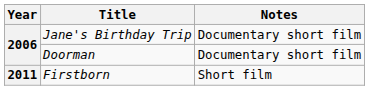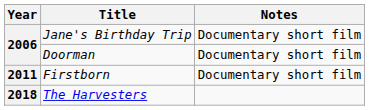(235, 75) Short film -> (279, 75) Documentary short film
+ row: (95, 95)
